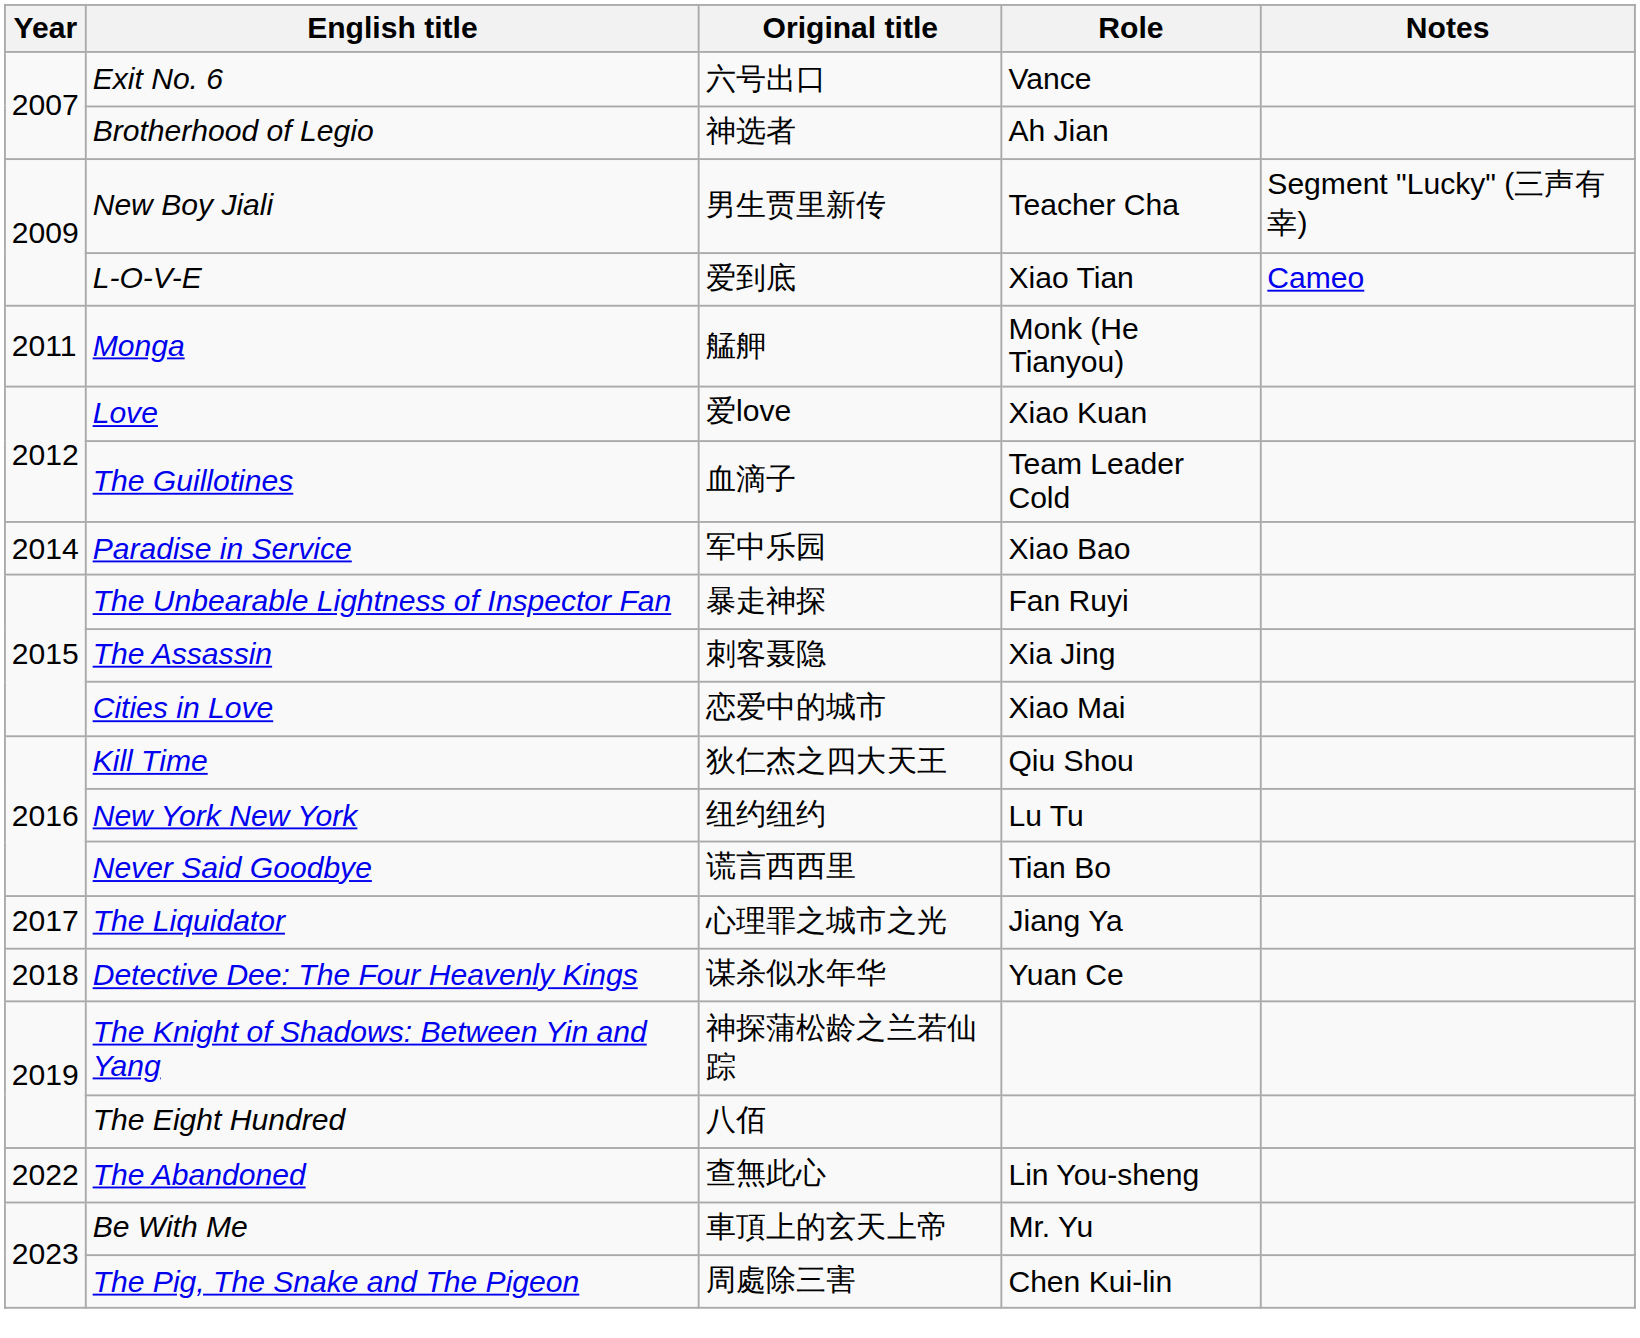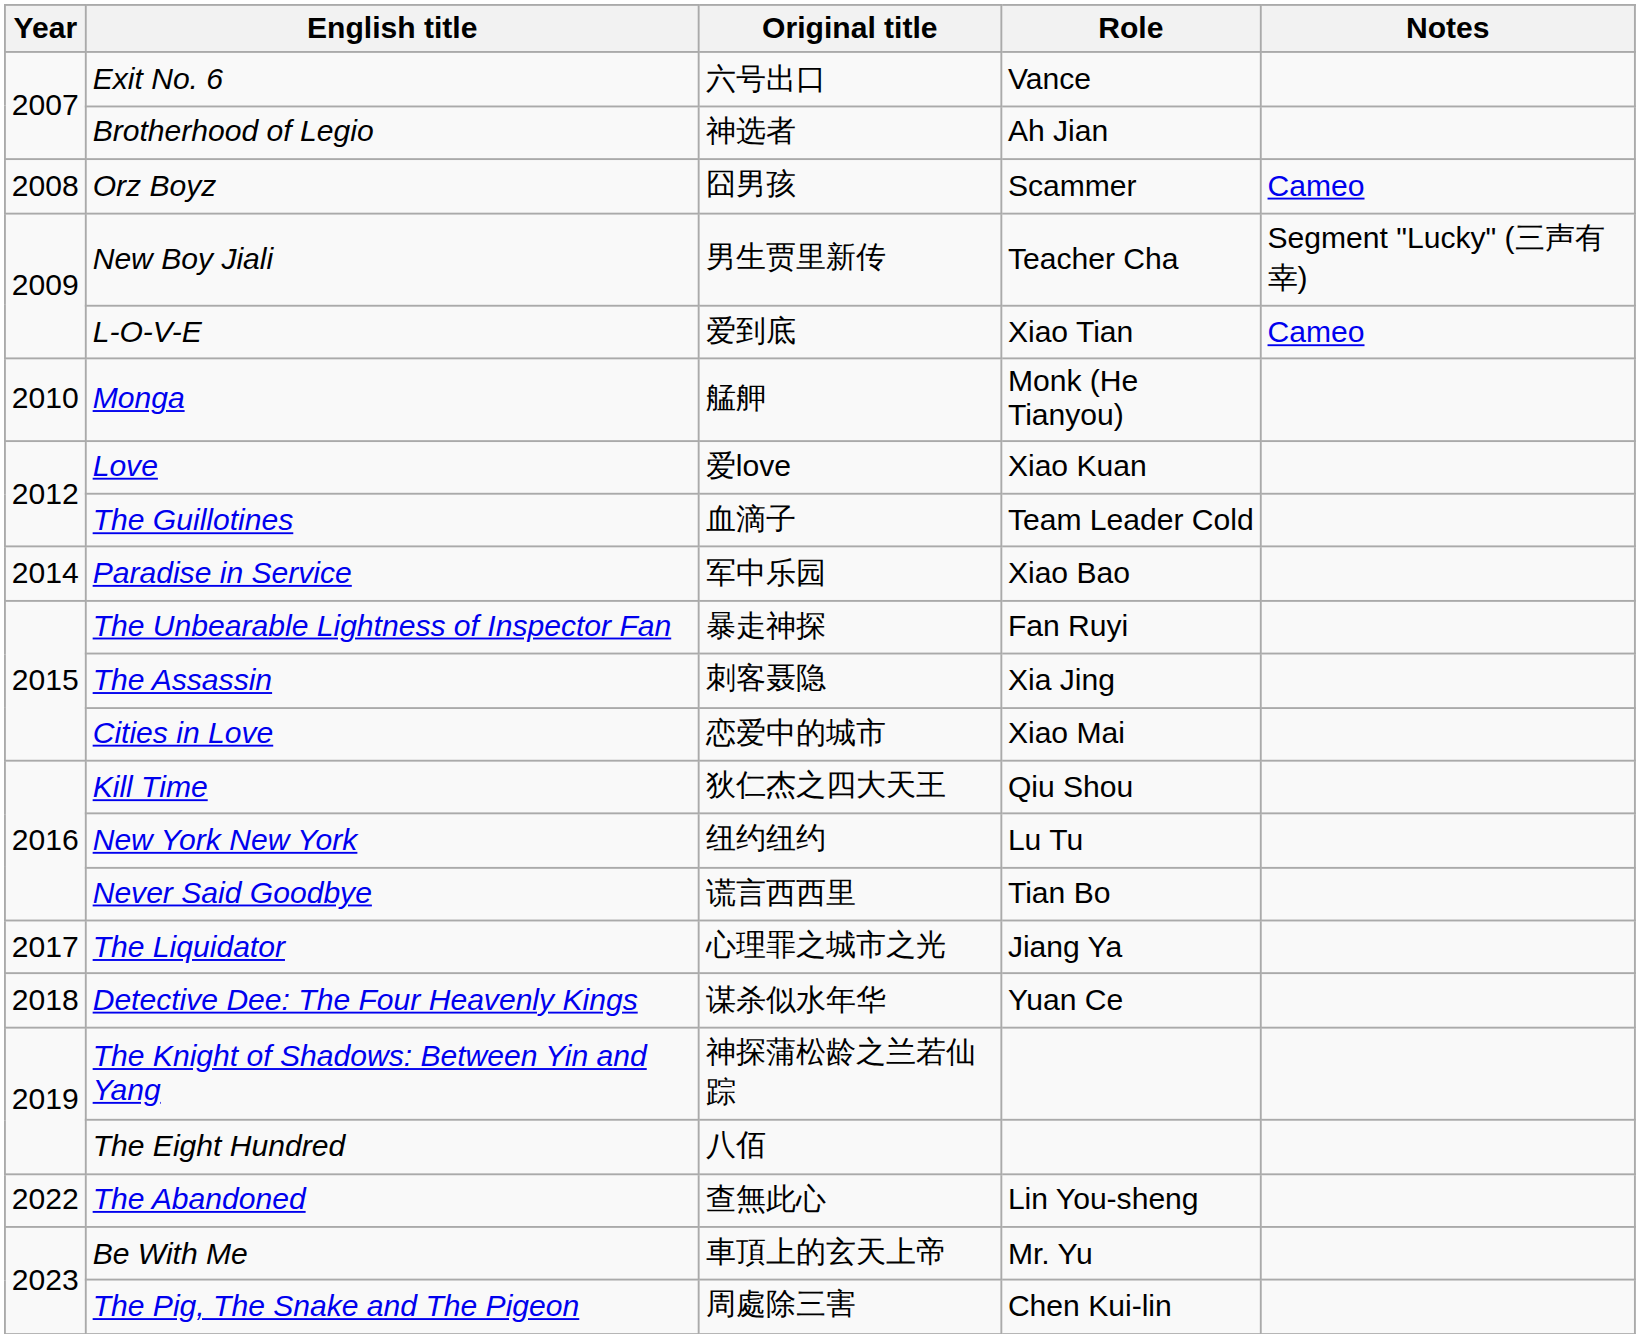+ row: (155, 185)
(44, 345) 2011 -> (45, 399) 2010
